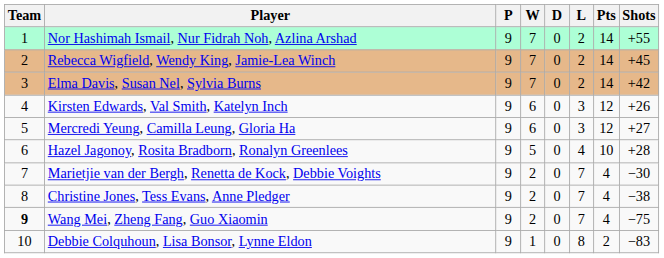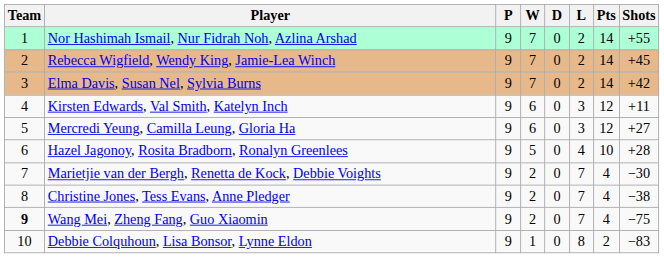(639, 106) +26 -> (639, 106) +11
